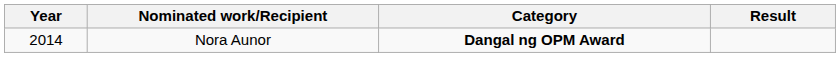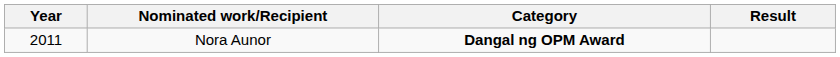(46, 40) 2014 -> (46, 40) 2011
